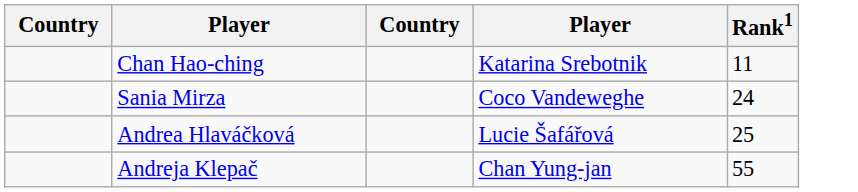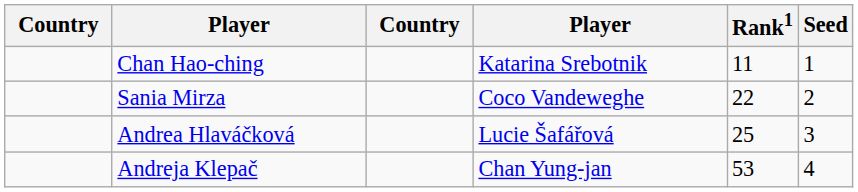+ column: (826, 25)
(743, 98) 24 -> (743, 98) 22
(743, 169) 55 -> (743, 169) 53
